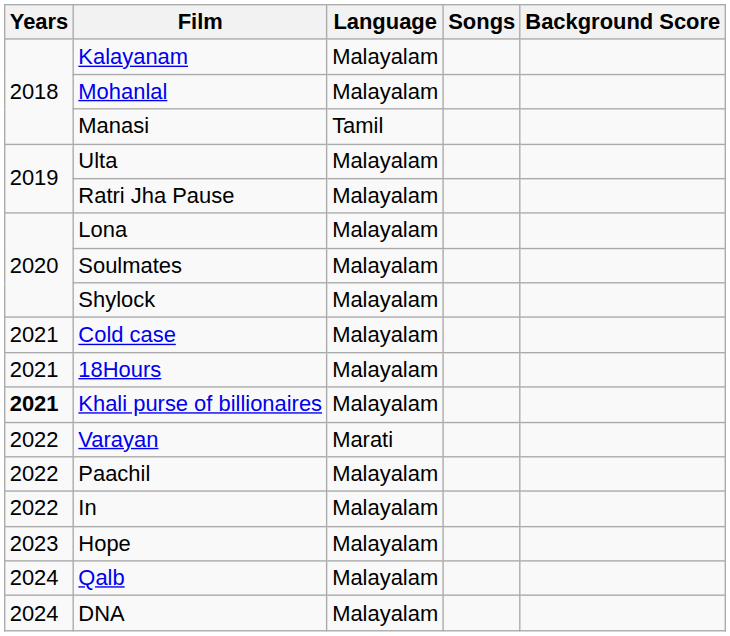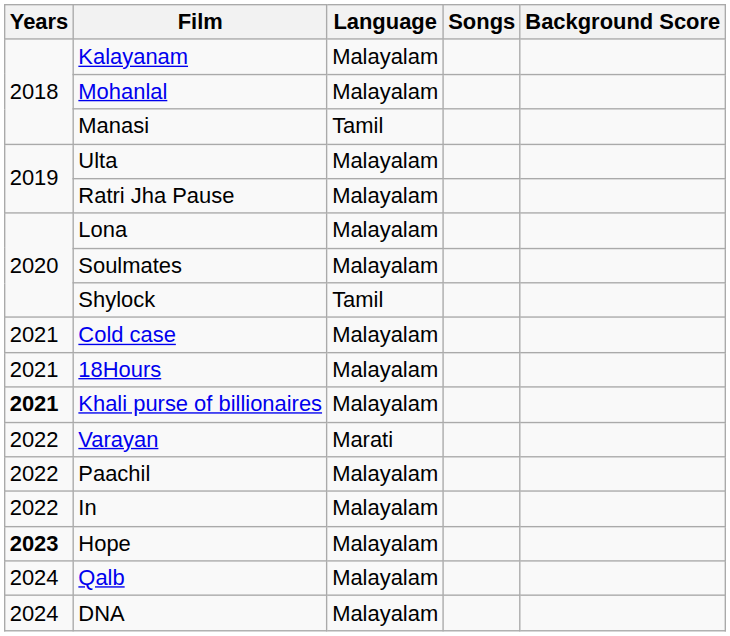(385, 299) Malayalam -> (358, 299) Tamil
(34, 543) normal -> (34, 543) bold
